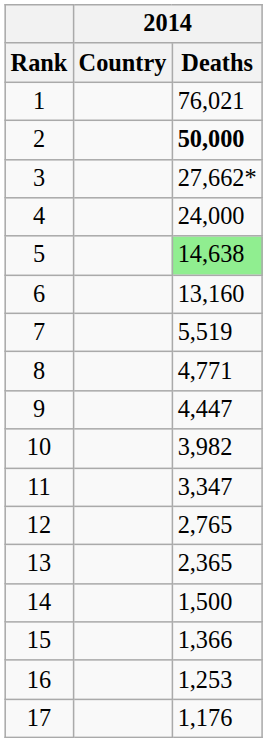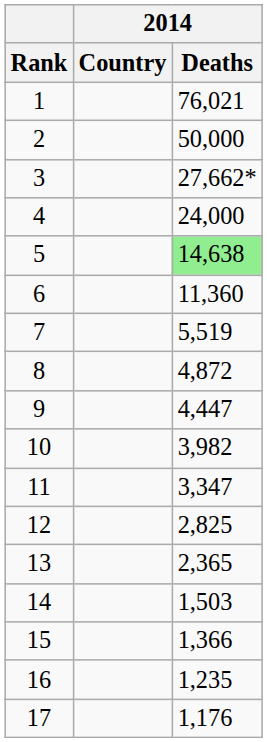(211, 139) bold -> (211, 139) normal
(211, 293) 13,160 -> (211, 293) 11,360
(205, 370) 4,771 -> (205, 370) 4,872
(205, 525) 2,765 -> (205, 525) 2,825
(205, 602) 1,500 -> (205, 602) 1,503
(205, 679) 1,253 -> (205, 679) 1,235
